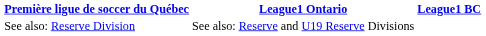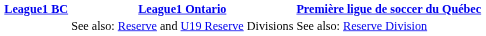columns swapped: (449, 9) <-> (97, 9)
